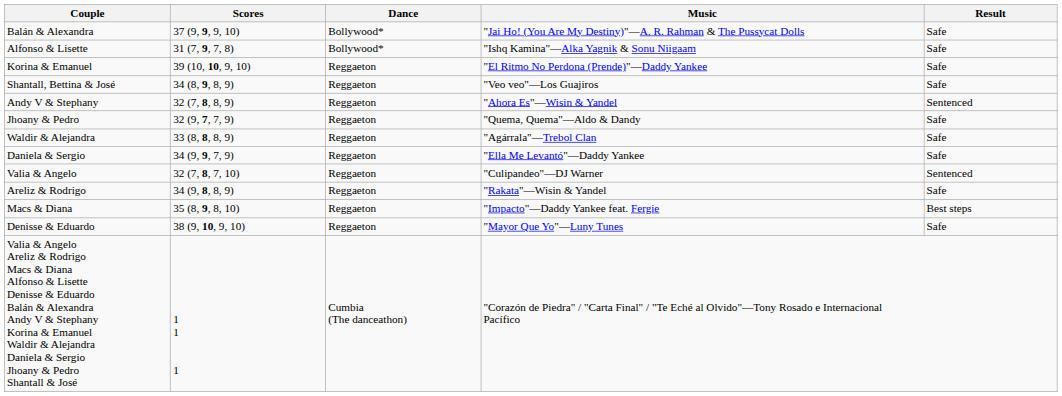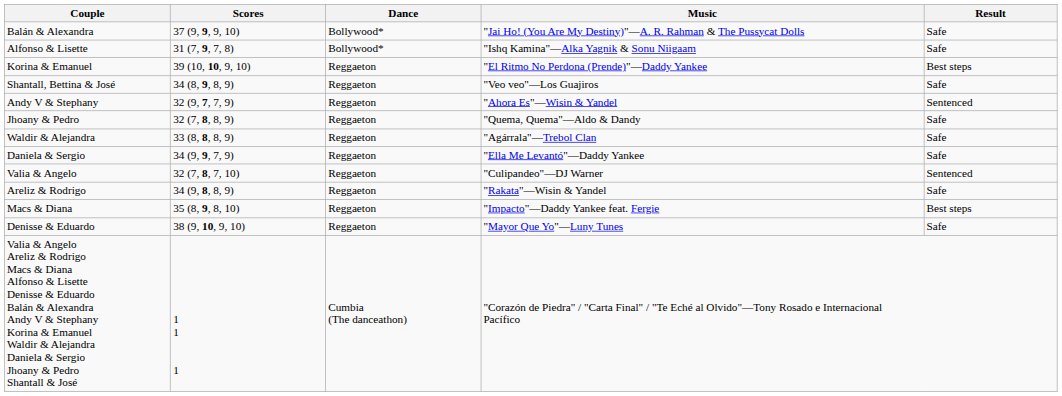(937, 66) Safe -> (949, 66) Best steps
(203, 102) 32 (7, 8, 8, 9) -> (203, 102) 32 (9, 7, 7, 9)
(203, 119) 32 (9, 7, 7, 9) -> (203, 119) 32 (7, 8, 8, 9)
